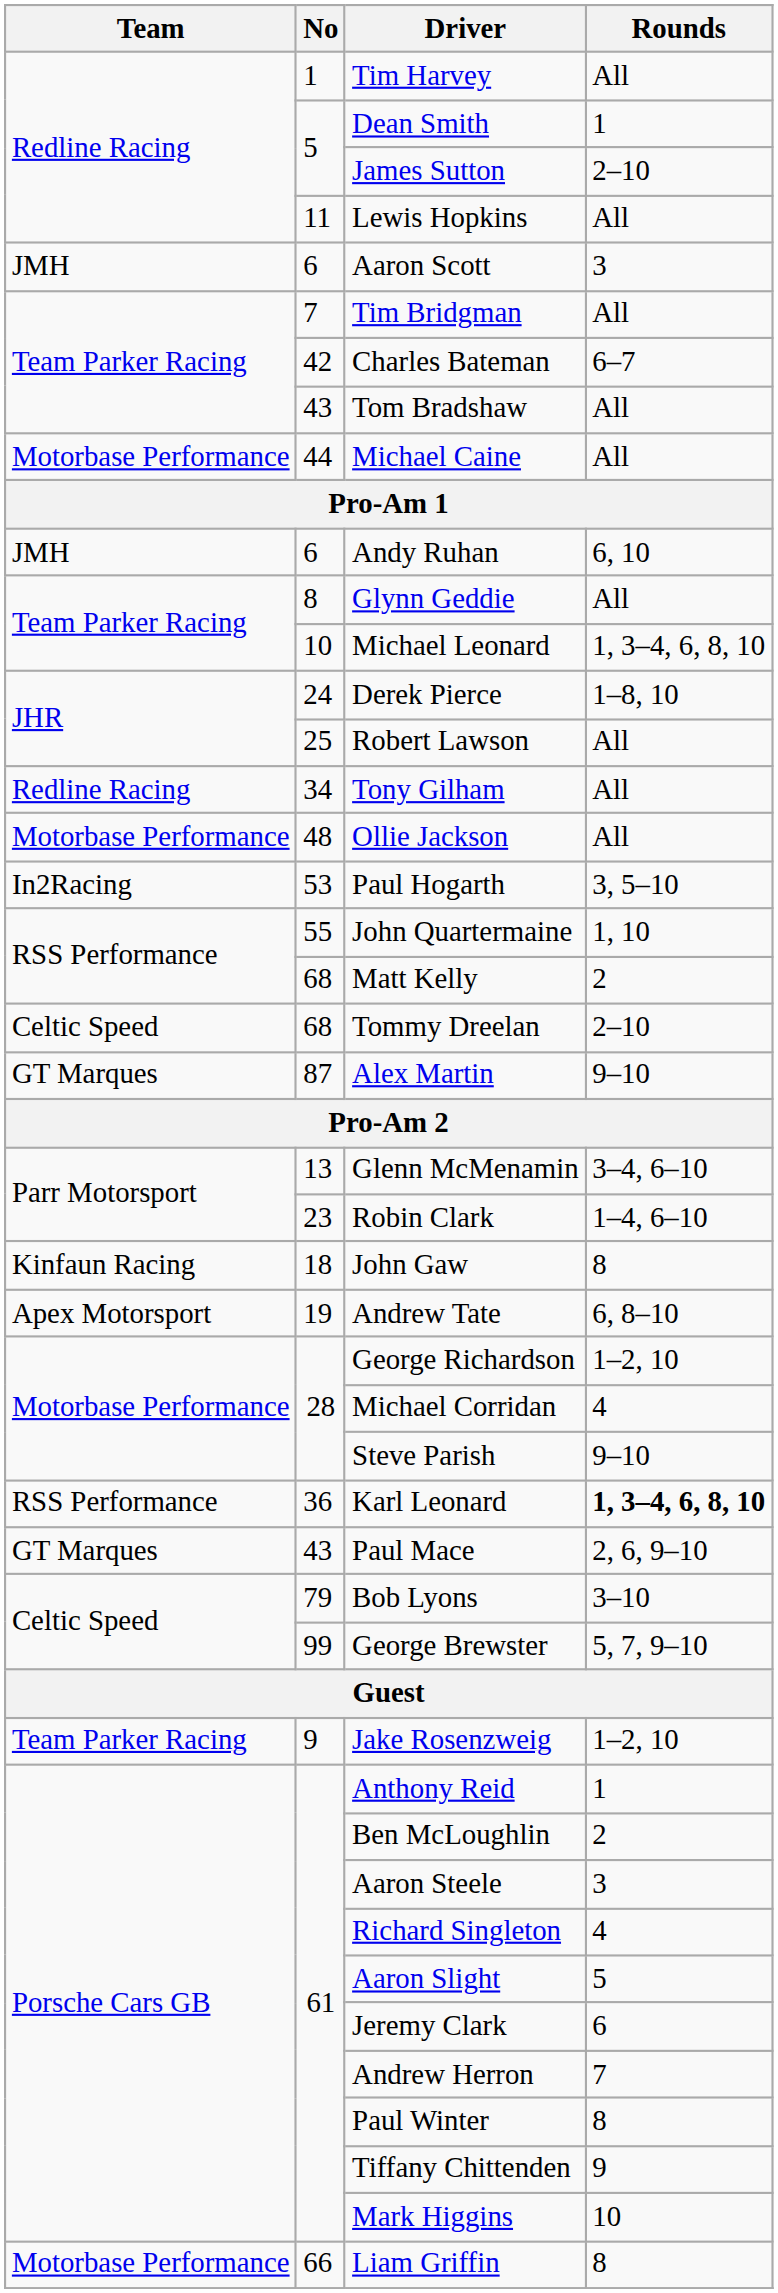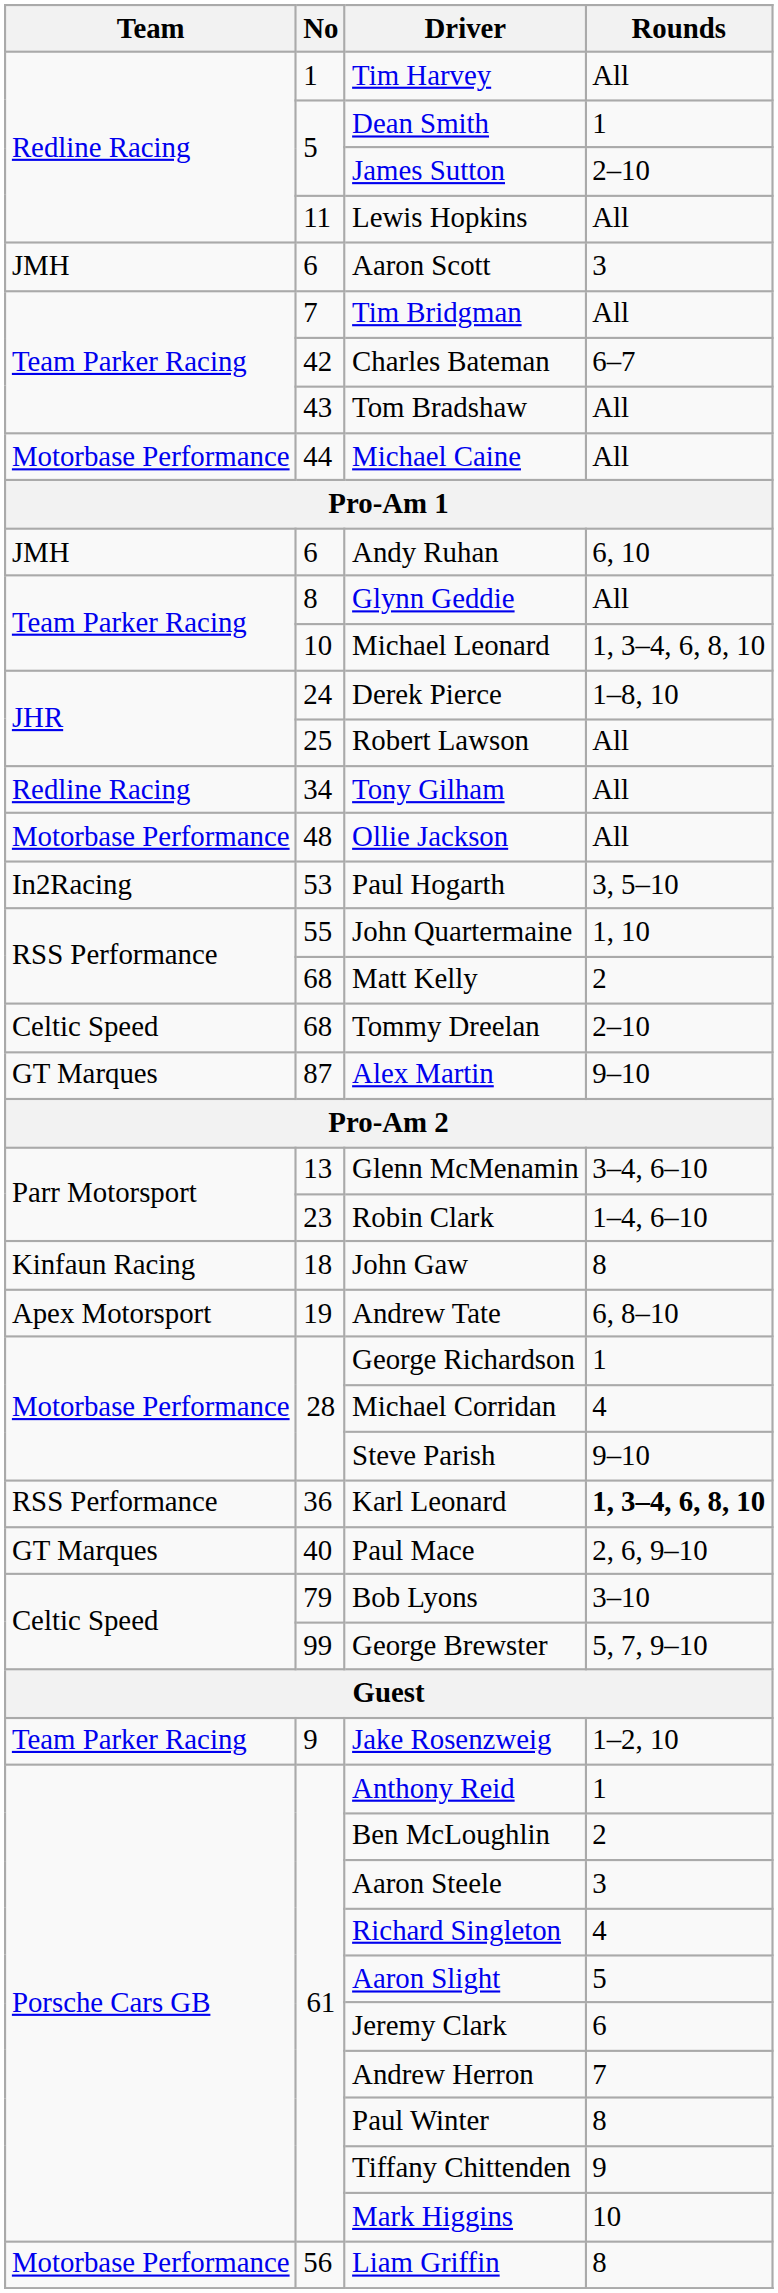(635, 1359) 1–2, 10 -> (599, 1359) 1
(318, 1550) 43 -> (318, 1550) 40
(318, 2263) 66 -> (318, 2263) 56
